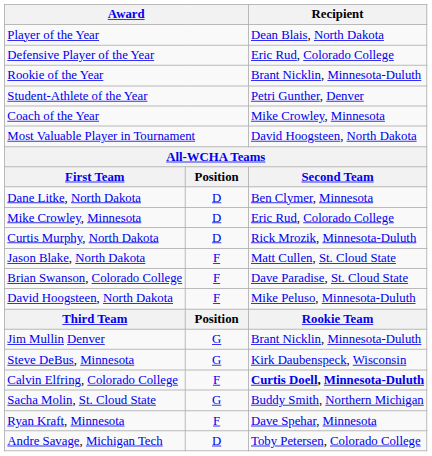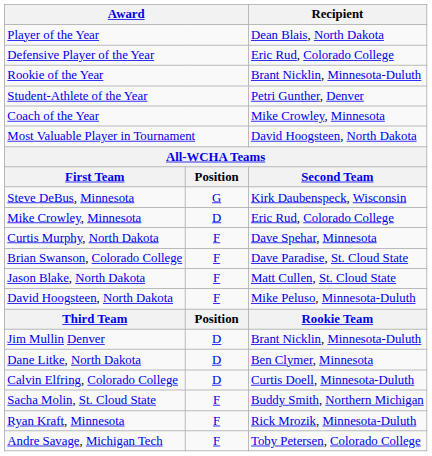rows swapped: (71, 359) <-> (74, 197)
(217, 237) D -> (217, 237) F
(334, 237) Rick Mrozik, Minnesota-Duluth -> (314, 237) Dave Spehar, Minnesota
rows swapped: (95, 278) <-> (76, 258)
(217, 339) G -> (217, 339) D
(217, 380) F -> (217, 380) D
(338, 380) bold -> (333, 380) normal
(217, 400) G -> (217, 400) F
(314, 420) Dave Spehar, Minnesota -> (334, 420) Rick Mrozik, Minnesota-Duluth
(217, 440) D -> (217, 440) F
